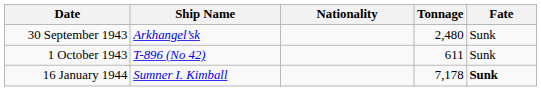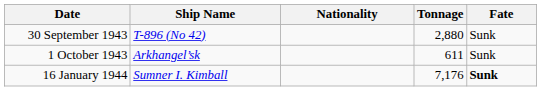(167, 34) Arkhangel’sk -> (169, 34) T-896 (No 42)
(449, 34) 2,480 -> (449, 34) 2,880
(169, 55) T-896 (No 42) -> (167, 55) Arkhangel’sk
(449, 75) 7,178 -> (449, 75) 7,176
